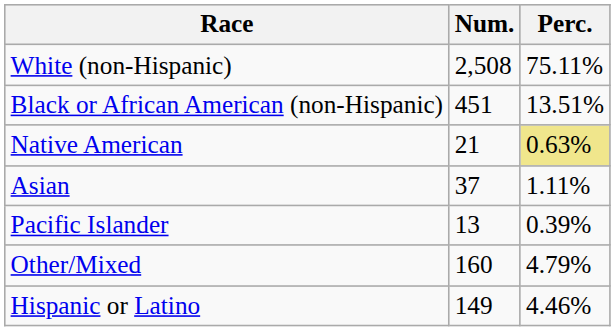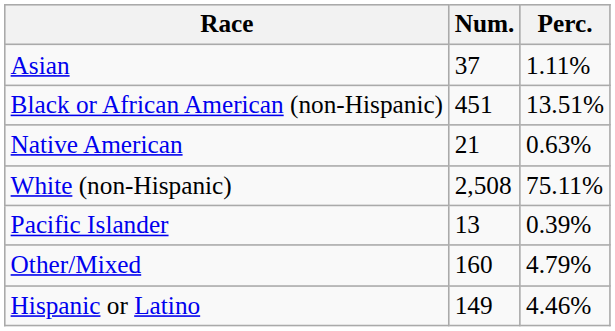rows swapped: (121, 64) <-> (40, 184)
(559, 144) khaki background -> (559, 144) no background
